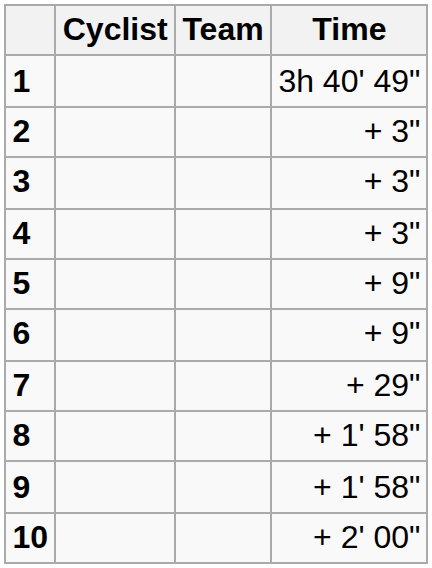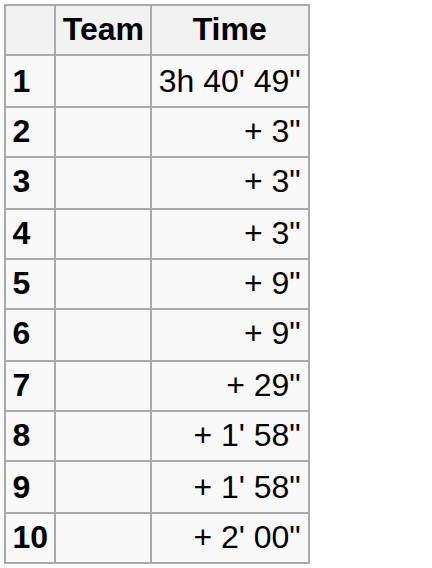- column: (115, 29)
